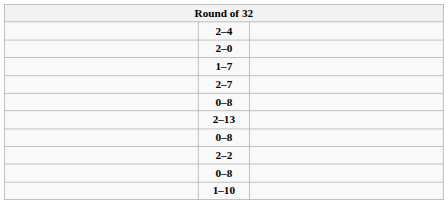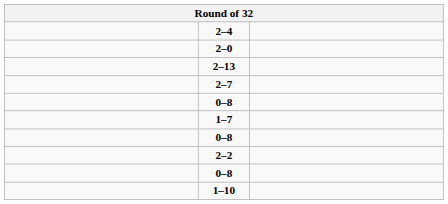rows swapped: (101, 67) <-> (101, 120)
